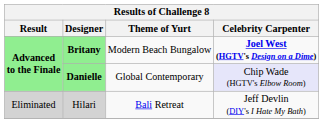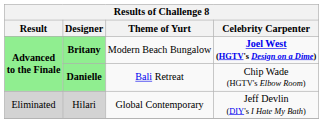(160, 77) Global Contemporary -> (160, 77) Bali Retreat
(266, 77) lavender background -> (266, 77) no background
(160, 104) Bali Retreat -> (160, 104) Global Contemporary
